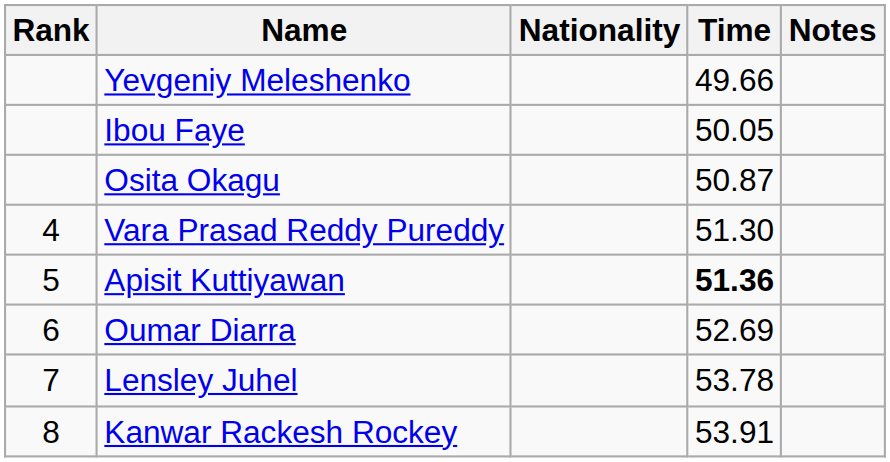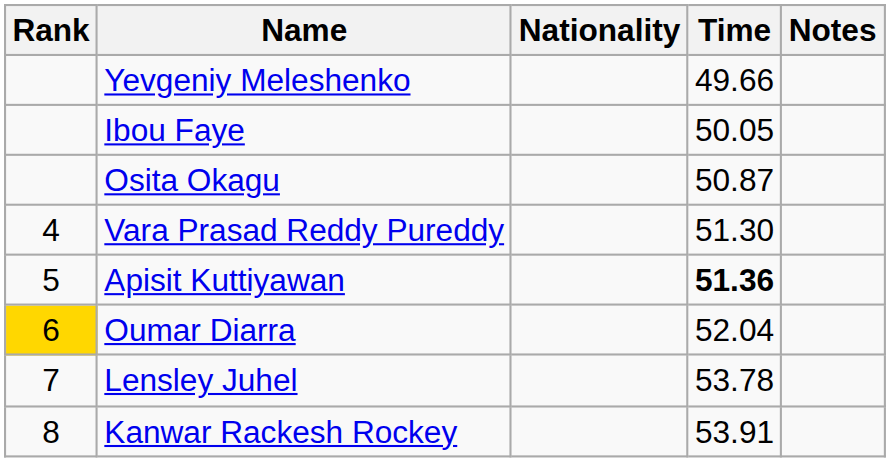(51, 331) no background -> (51, 331) gold background
(735, 331) 52.69 -> (735, 331) 52.04
